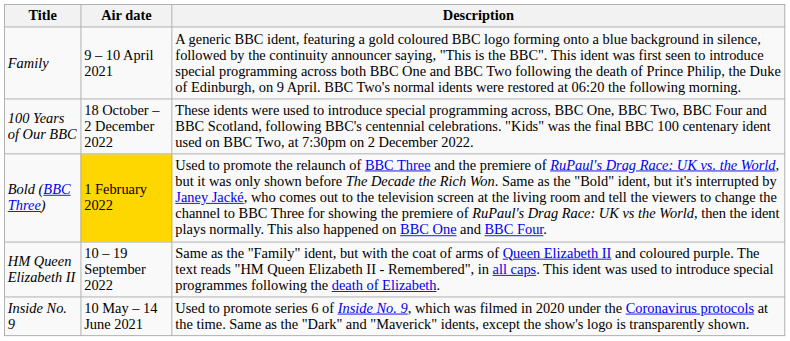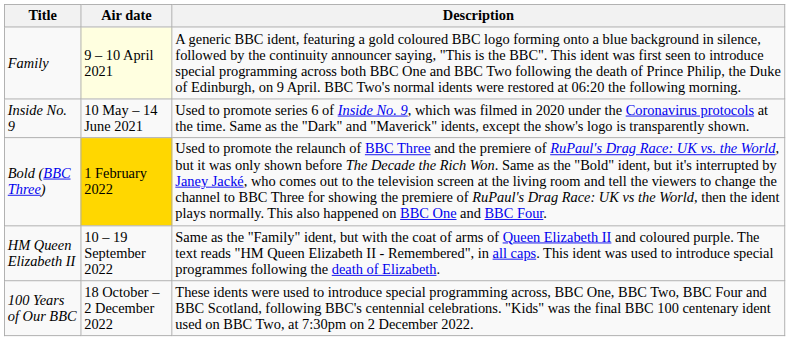(119, 63) no background -> (119, 63) lightyellow background
rows swapped: (37, 316) <-> (42, 126)
